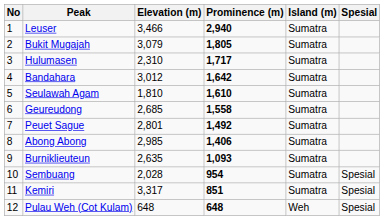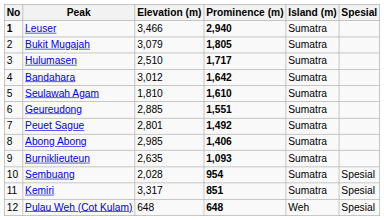(10, 28) normal -> (10, 28) bold
(150, 61) 2,310 -> (150, 61) 2,510
(150, 110) 2,685 -> (150, 110) 2,885
(219, 110) 1,558 -> (219, 110) 1,551
